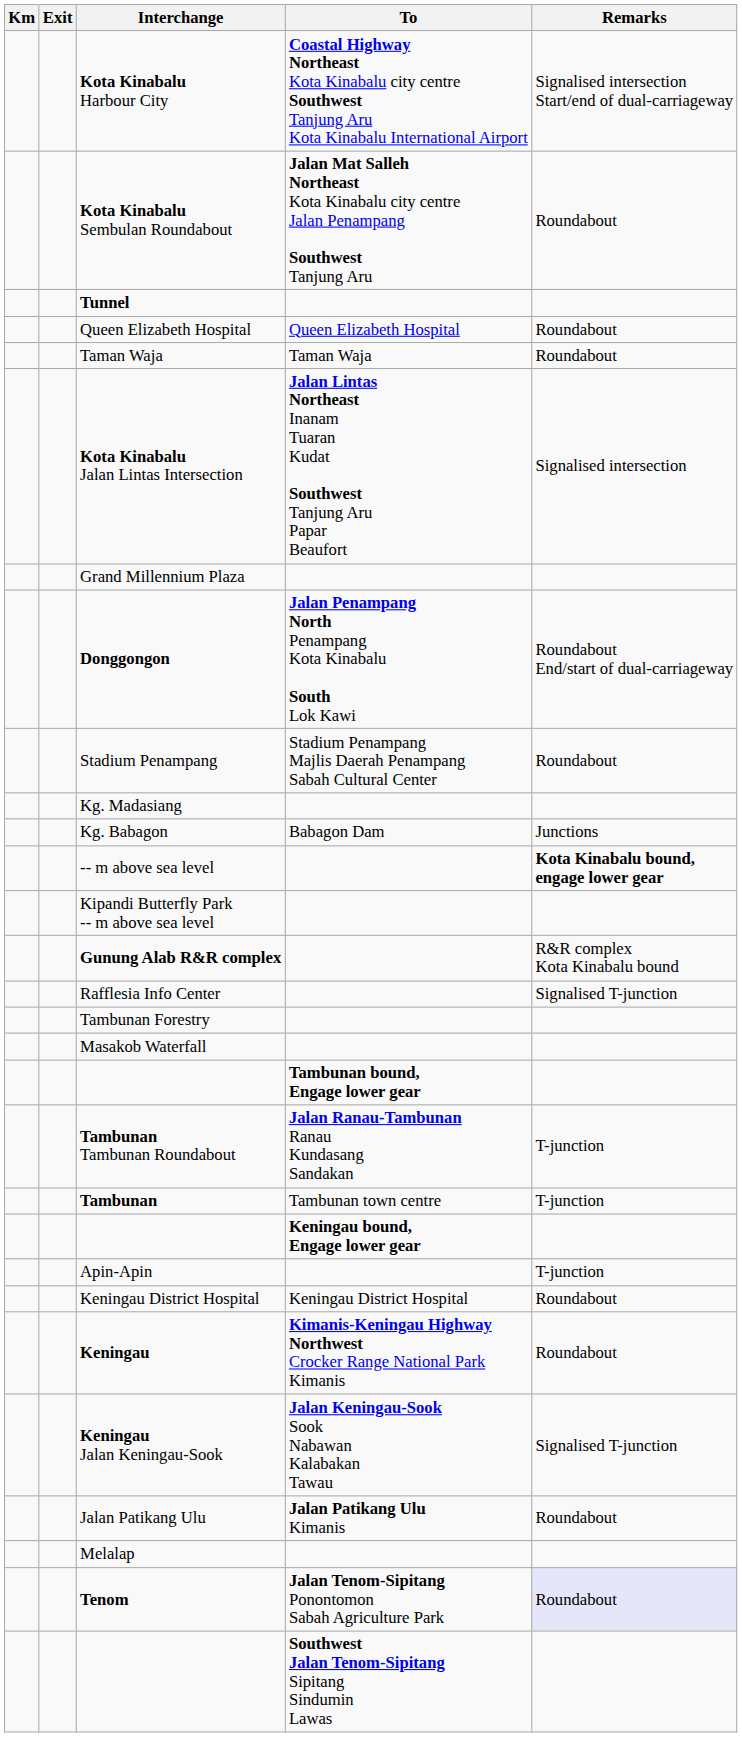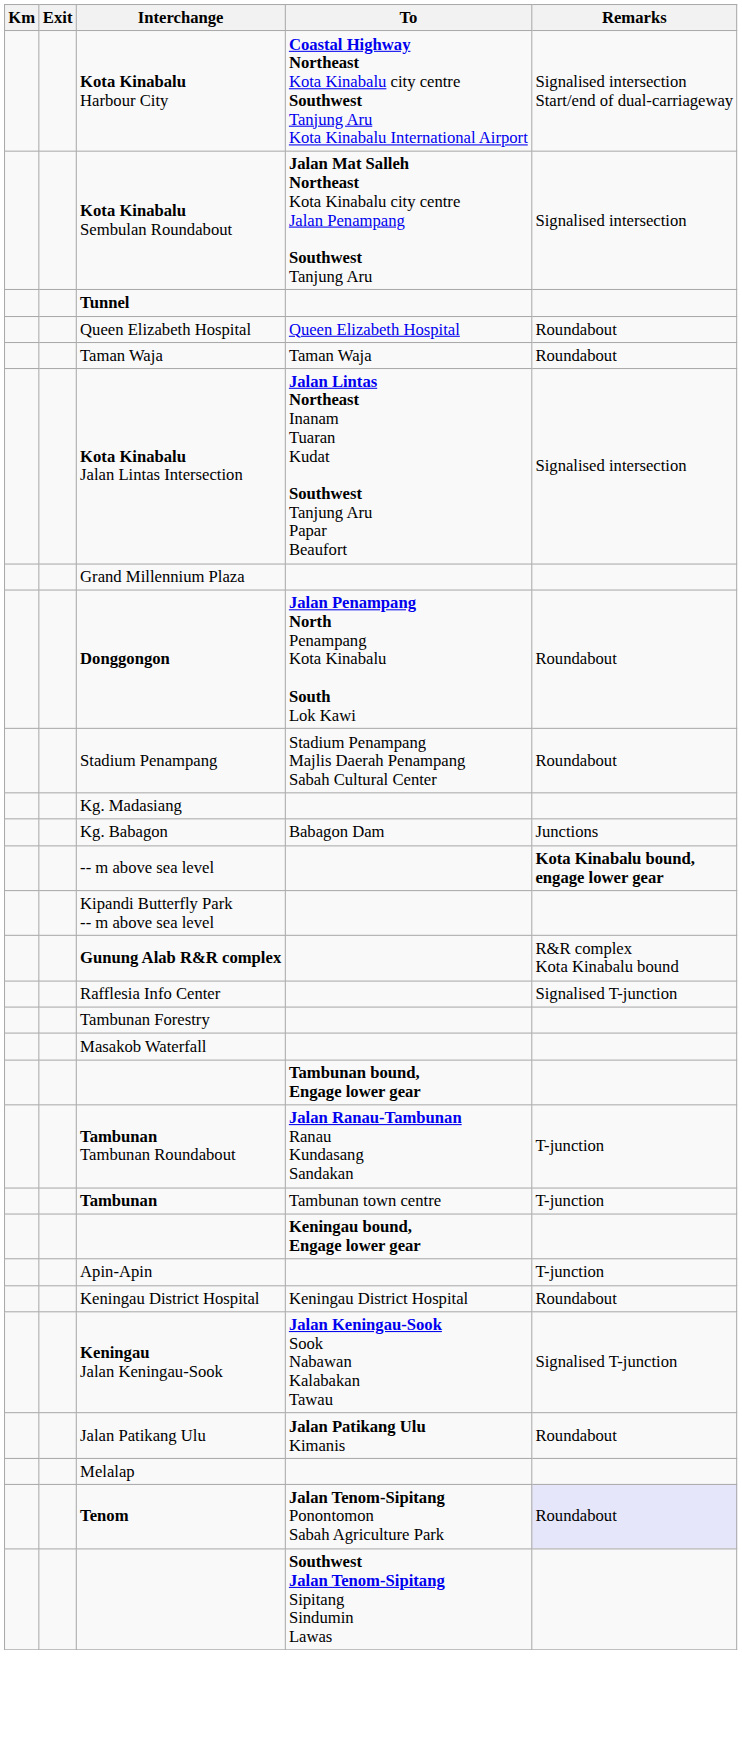(576, 220) Roundabout -> (611, 220) Signalised intersection
(634, 659) Roundabout End/start of dual-carriageway -> (576, 659) Roundabout
- row: (115, 1353)
